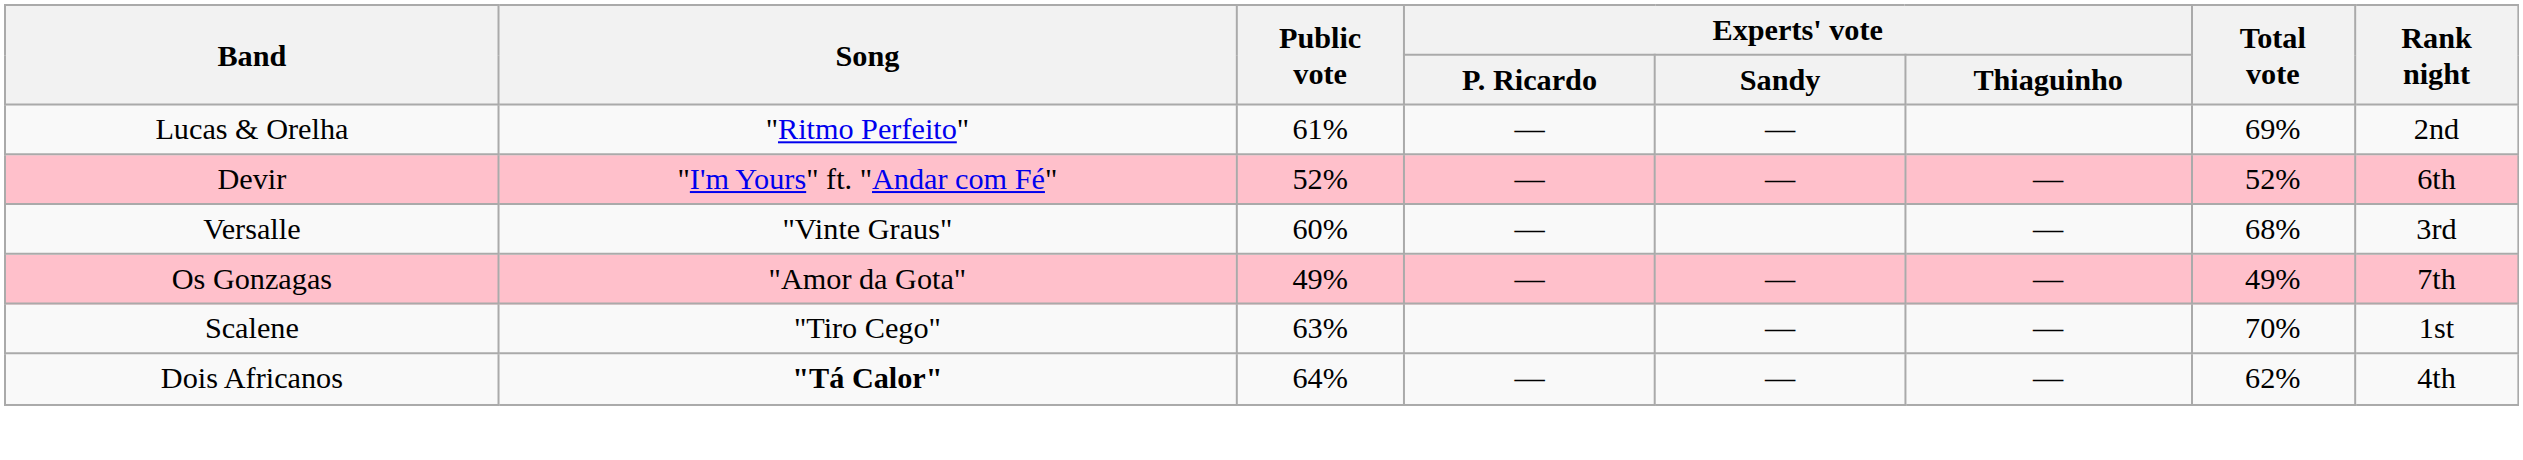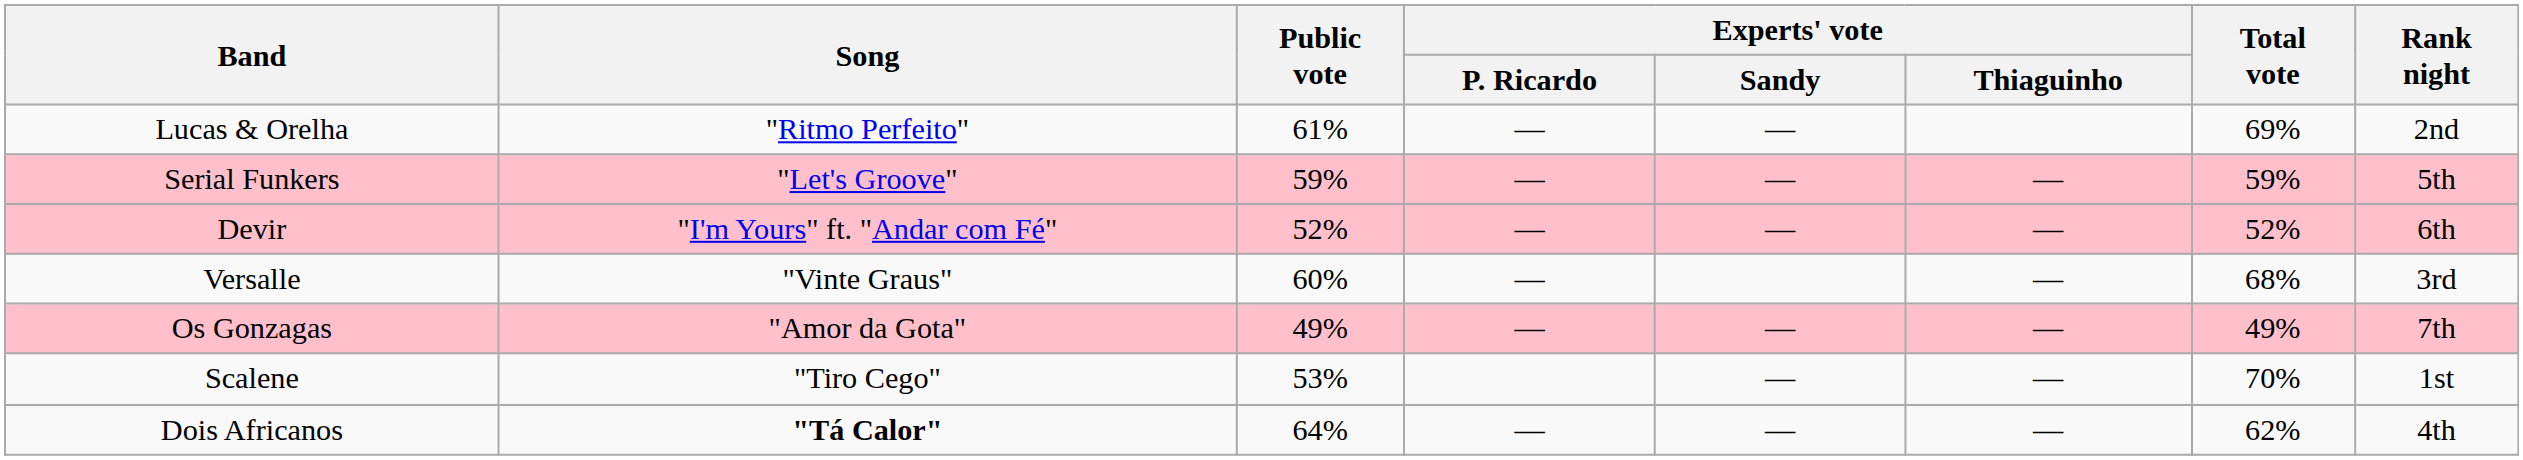+ row: (252, 179)
(1320, 328) 63% -> (1320, 378) 53%
